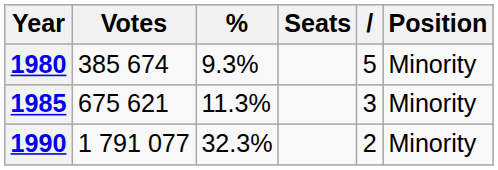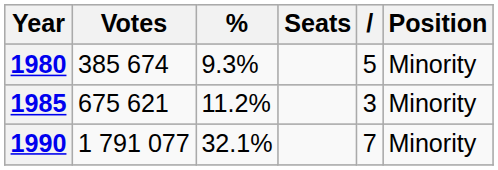(236, 104) 11.3% -> (236, 104) 11.2%
(237, 143) 32.3% -> (237, 143) 32.1%
(370, 143) 2 -> (370, 143) 7
